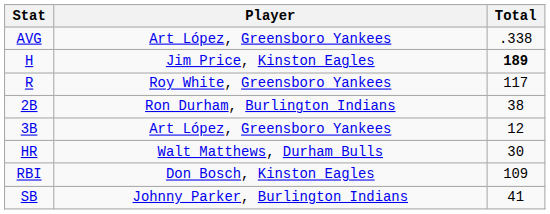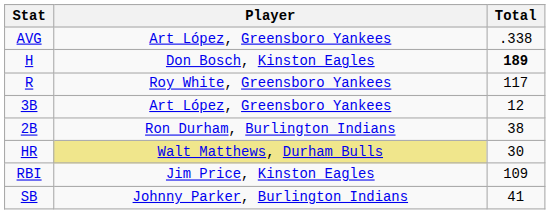(270, 61) Jim Price, Kinston Eagles -> (270, 61) Don Bosch, Kinston Eagles
rows swapped: (29, 107) <-> (29, 129)
(270, 152) no background -> (270, 152) khaki background
(270, 175) Don Bosch, Kinston Eagles -> (270, 175) Jim Price, Kinston Eagles
